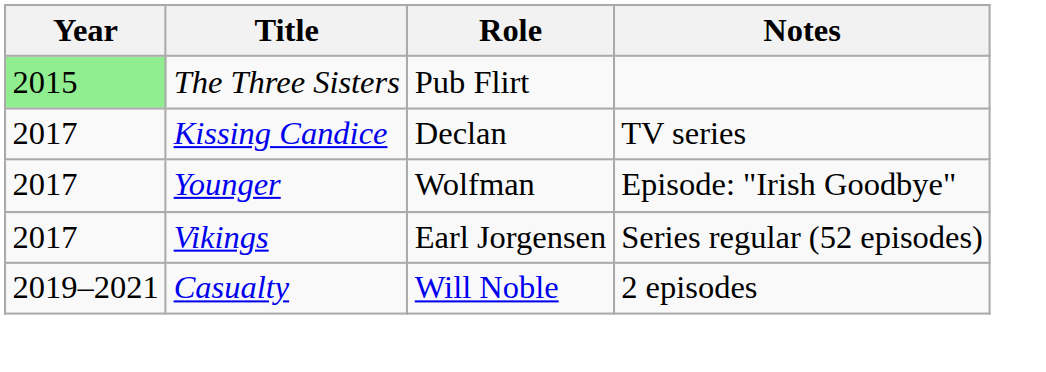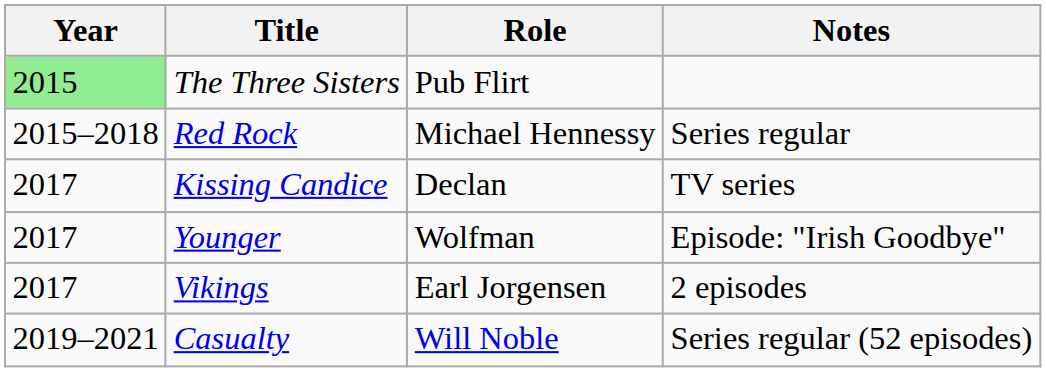+ row: (235, 133)
(802, 236) Series regular (52 episodes) -> (739, 287) 2 episodes
(689, 287) 2 episodes -> (851, 339) Series regular (52 episodes)
